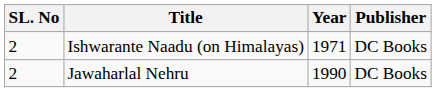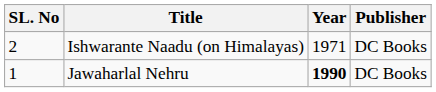(13, 73) 2 -> (13, 73) 1
(329, 73) normal -> (329, 73) bold
